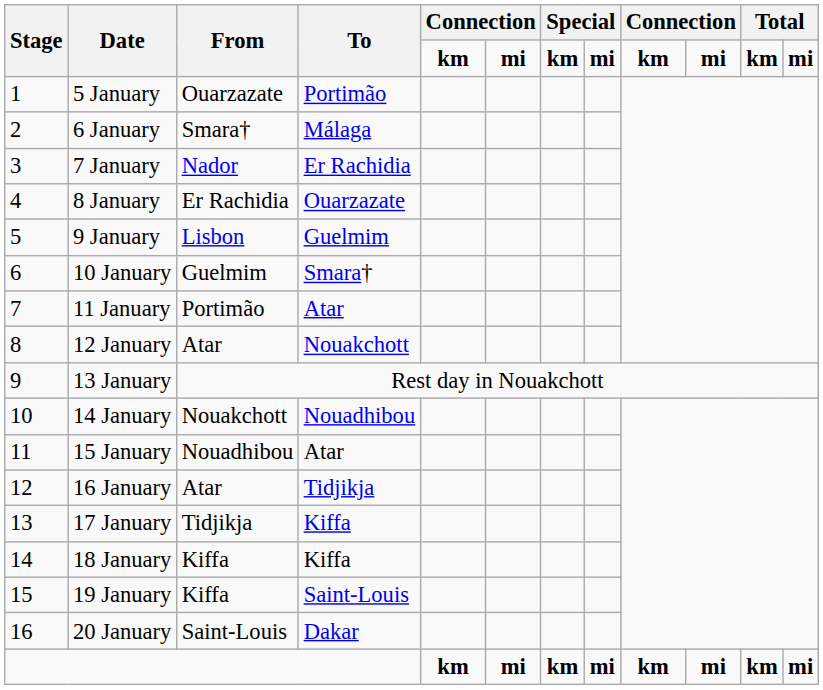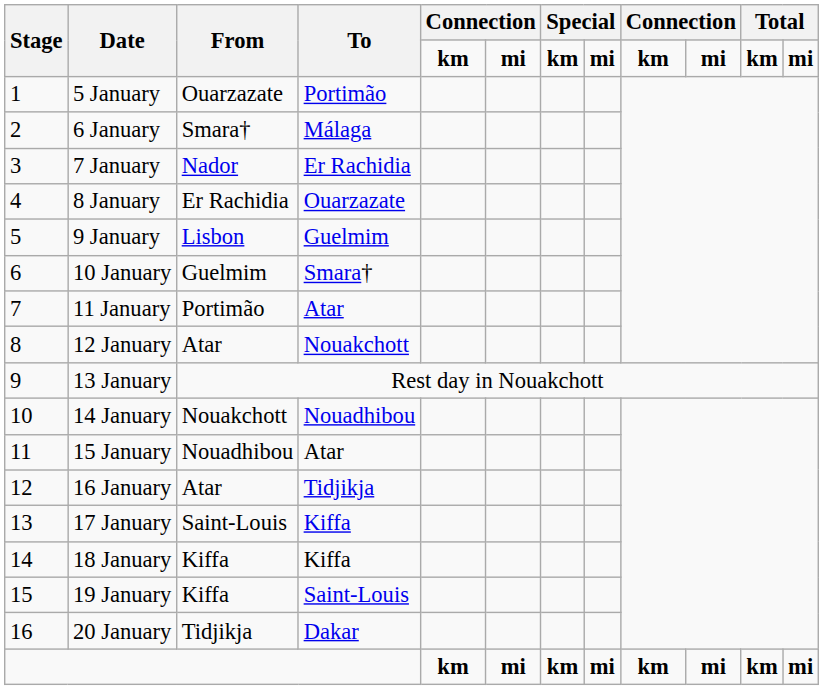(217, 523) Tidjikja -> (234, 523) Saint-Louis
(234, 630) Saint-Louis -> (217, 630) Tidjikja
